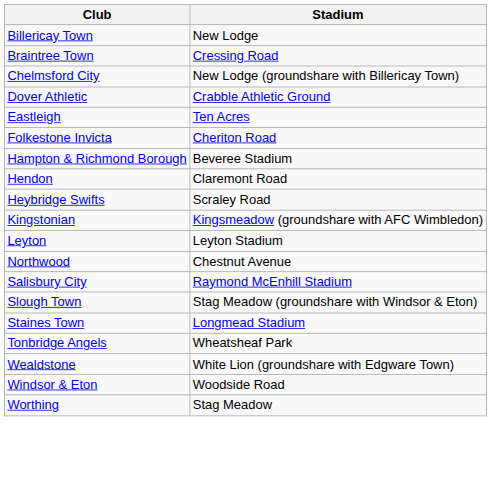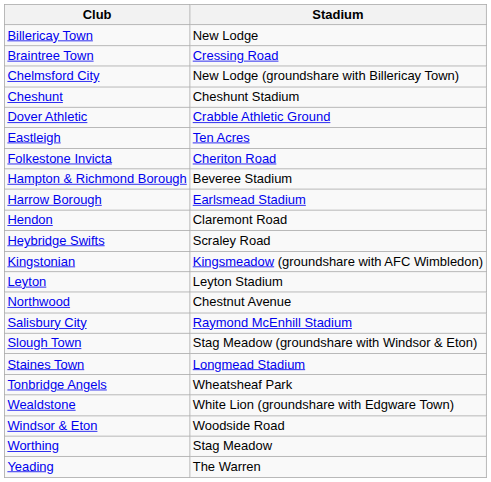+ row: (35, 96)
+ row: (55, 199)
+ row: (31, 466)
